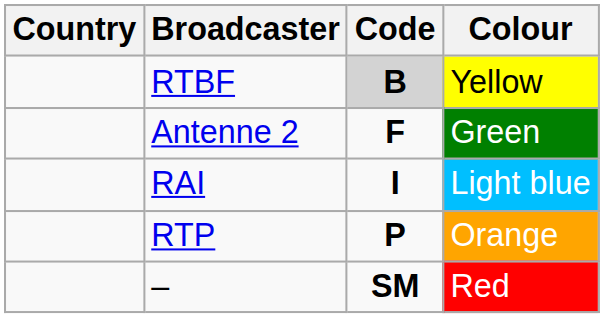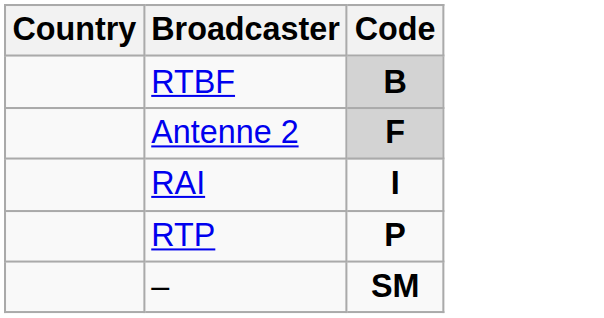- column: (521, 30)
(395, 132) no background -> (395, 132) lightgrey background
